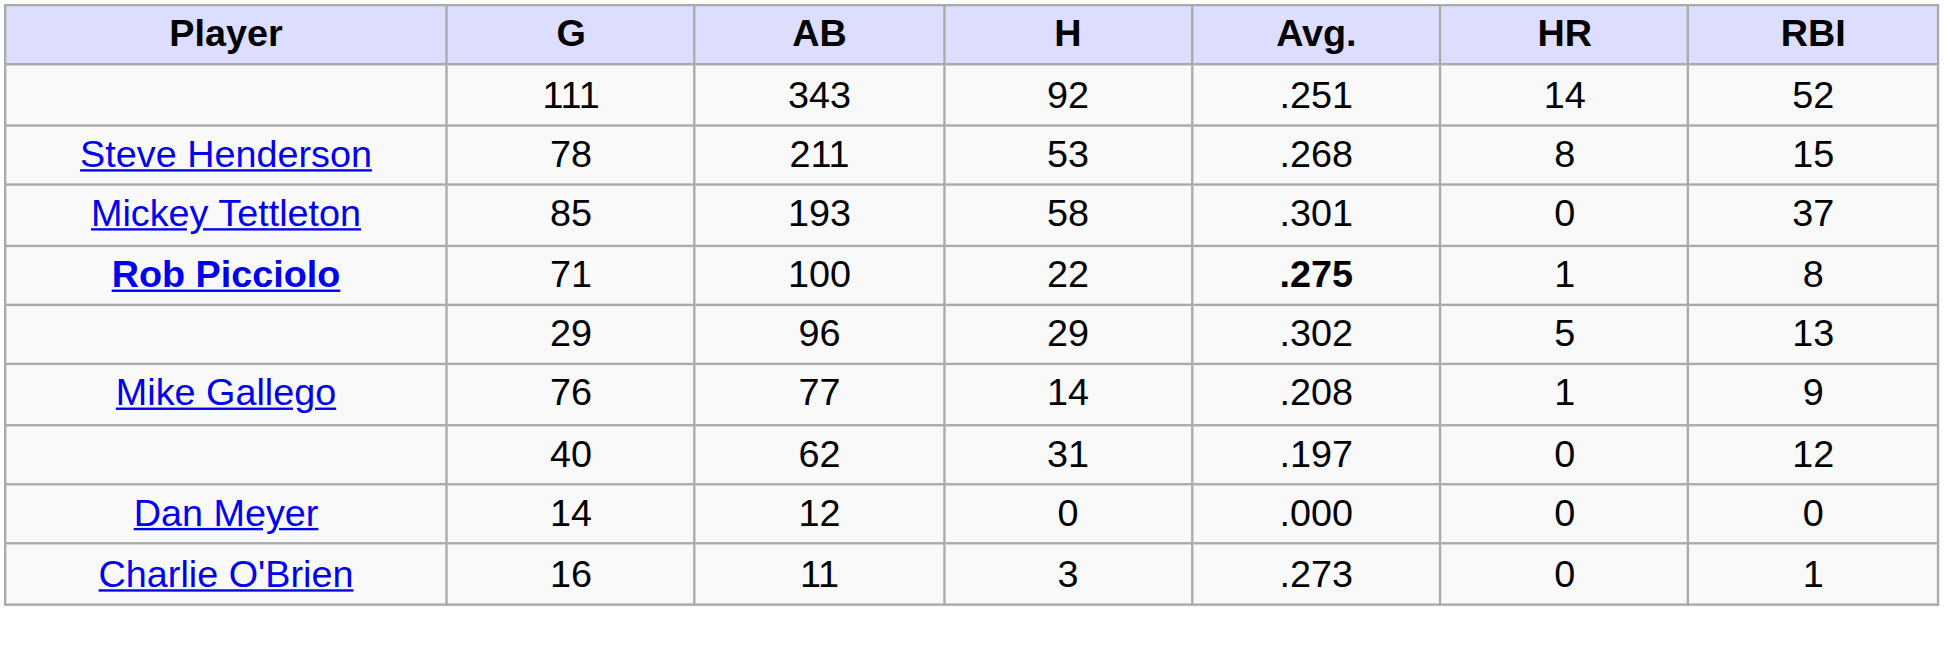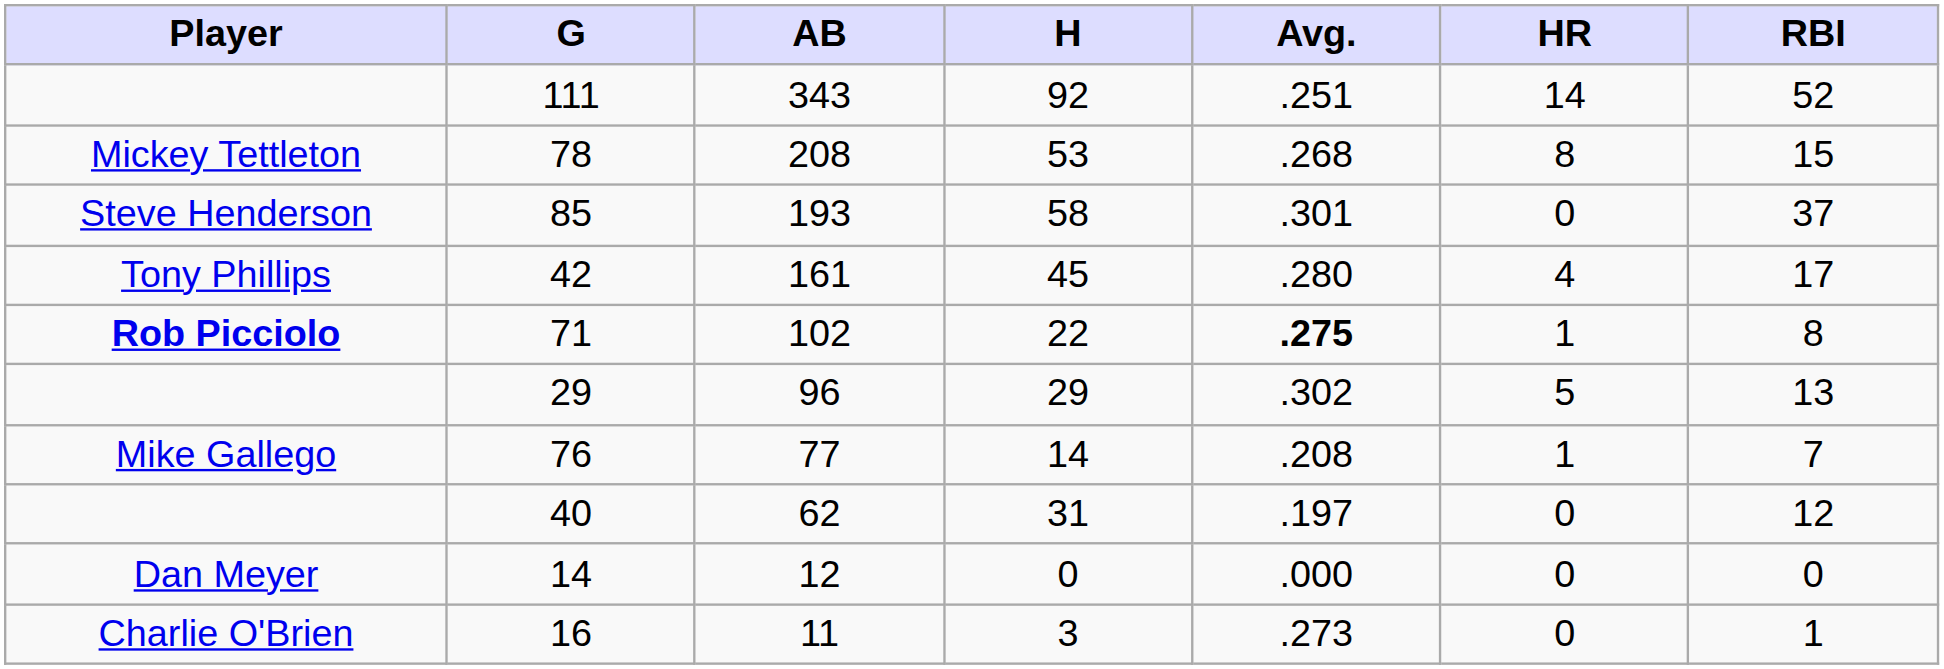(226, 154) Steve Henderson -> (226, 154) Mickey Tettleton
(820, 154) 211 -> (820, 154) 208
(226, 214) Mickey Tettleton -> (226, 214) Steve Henderson
+ row: (571, 273)
(820, 273) 100 -> (820, 333) 102
(1813, 393) 9 -> (1813, 453) 7
